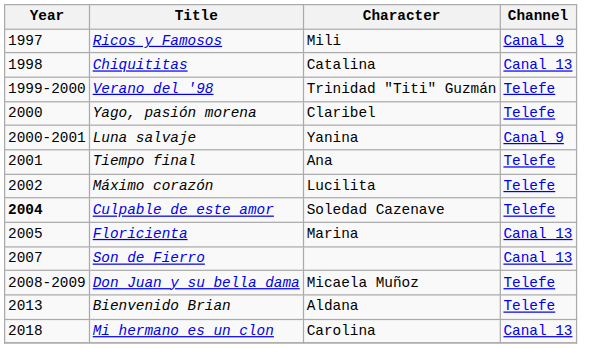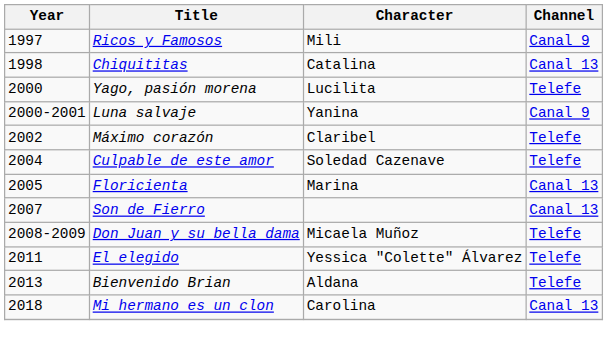- row: (153, 89)
(341, 113) Claribel -> (341, 89) Lucilita
- row: (144, 161)
(341, 186) Lucilita -> (341, 137) Claribel
(25, 210) bold -> (25, 161) normal
+ row: (136, 258)
